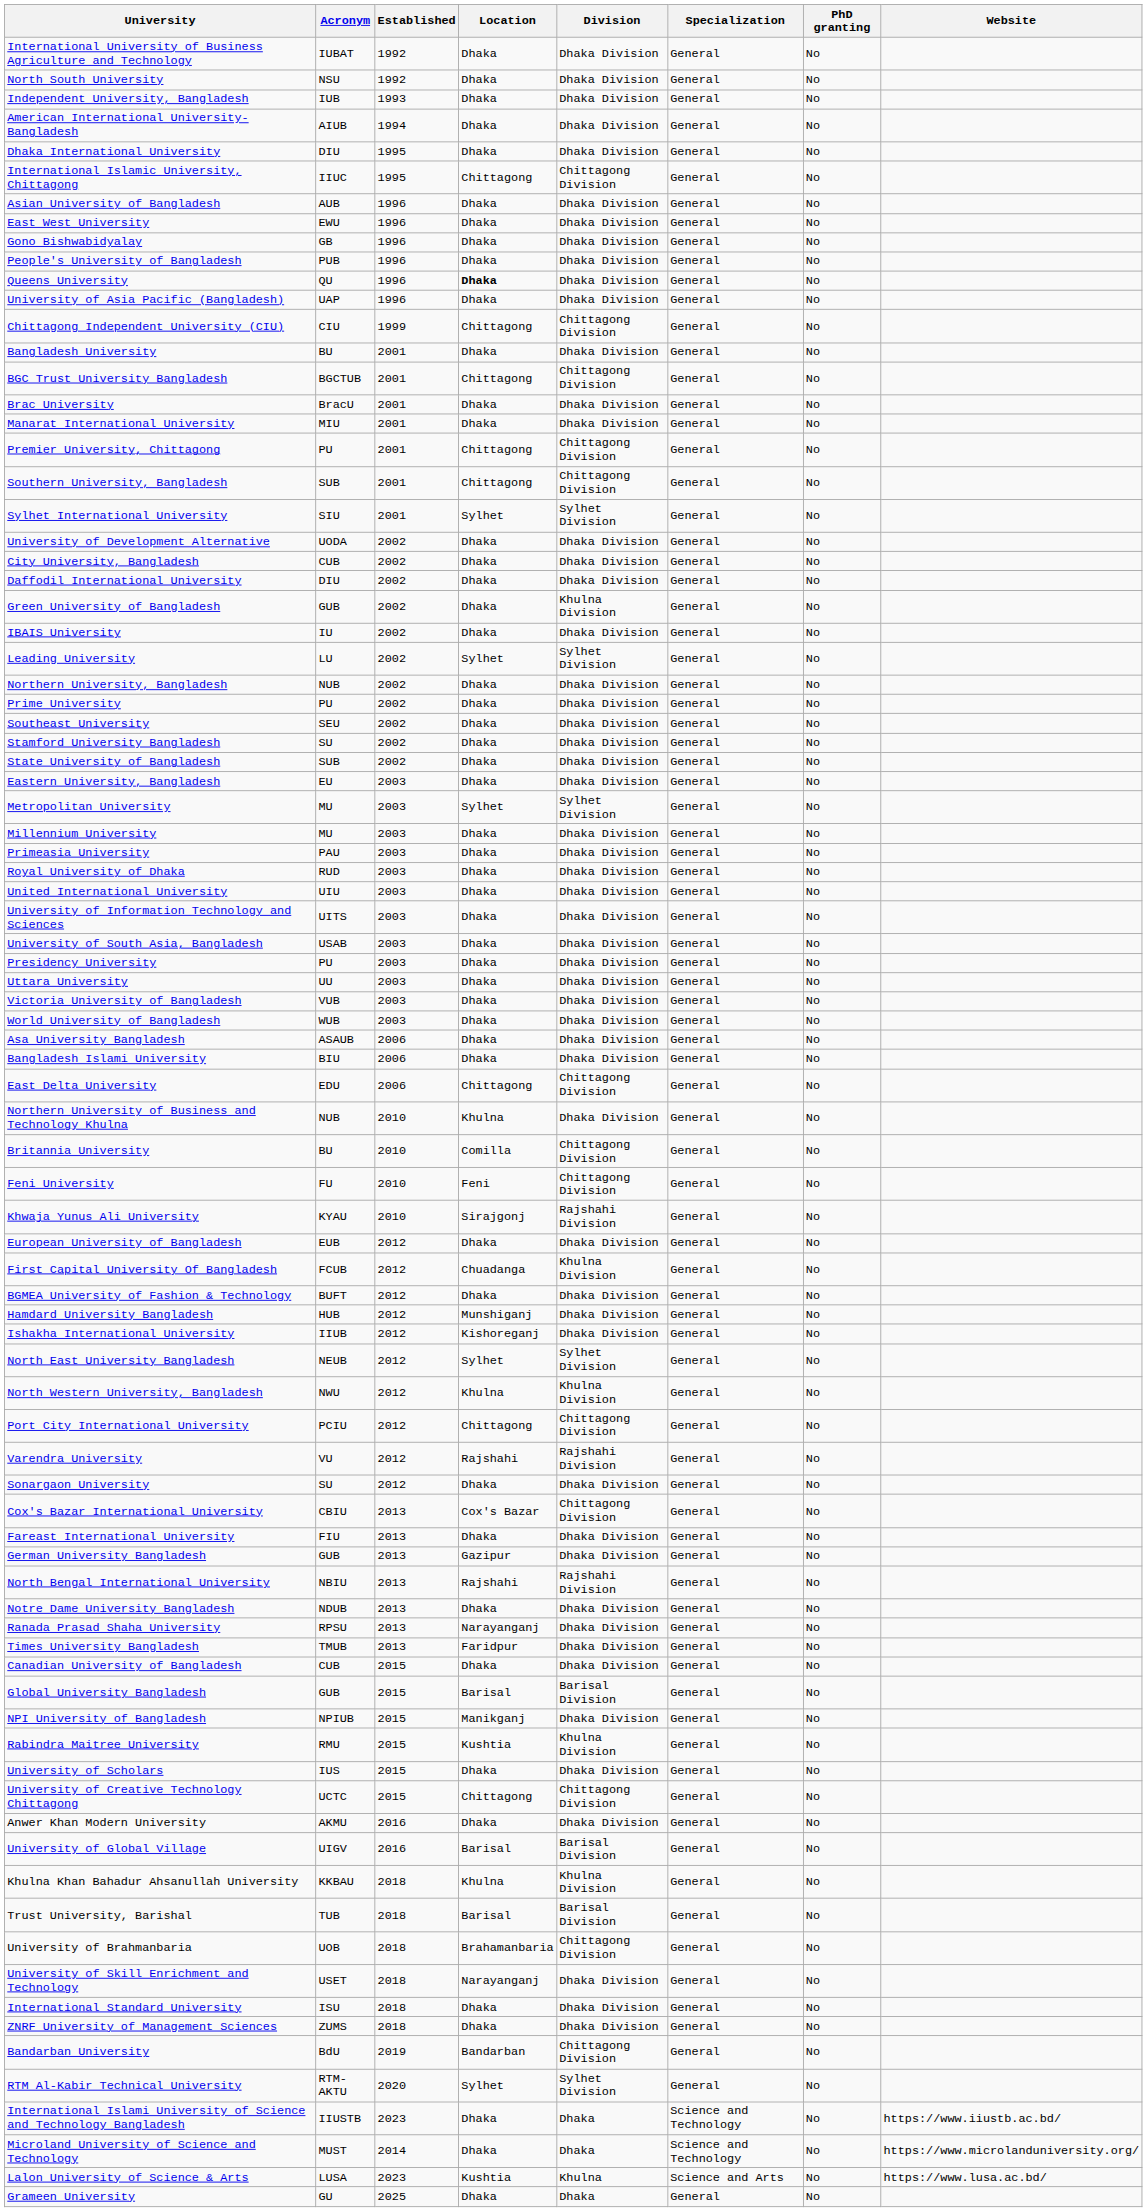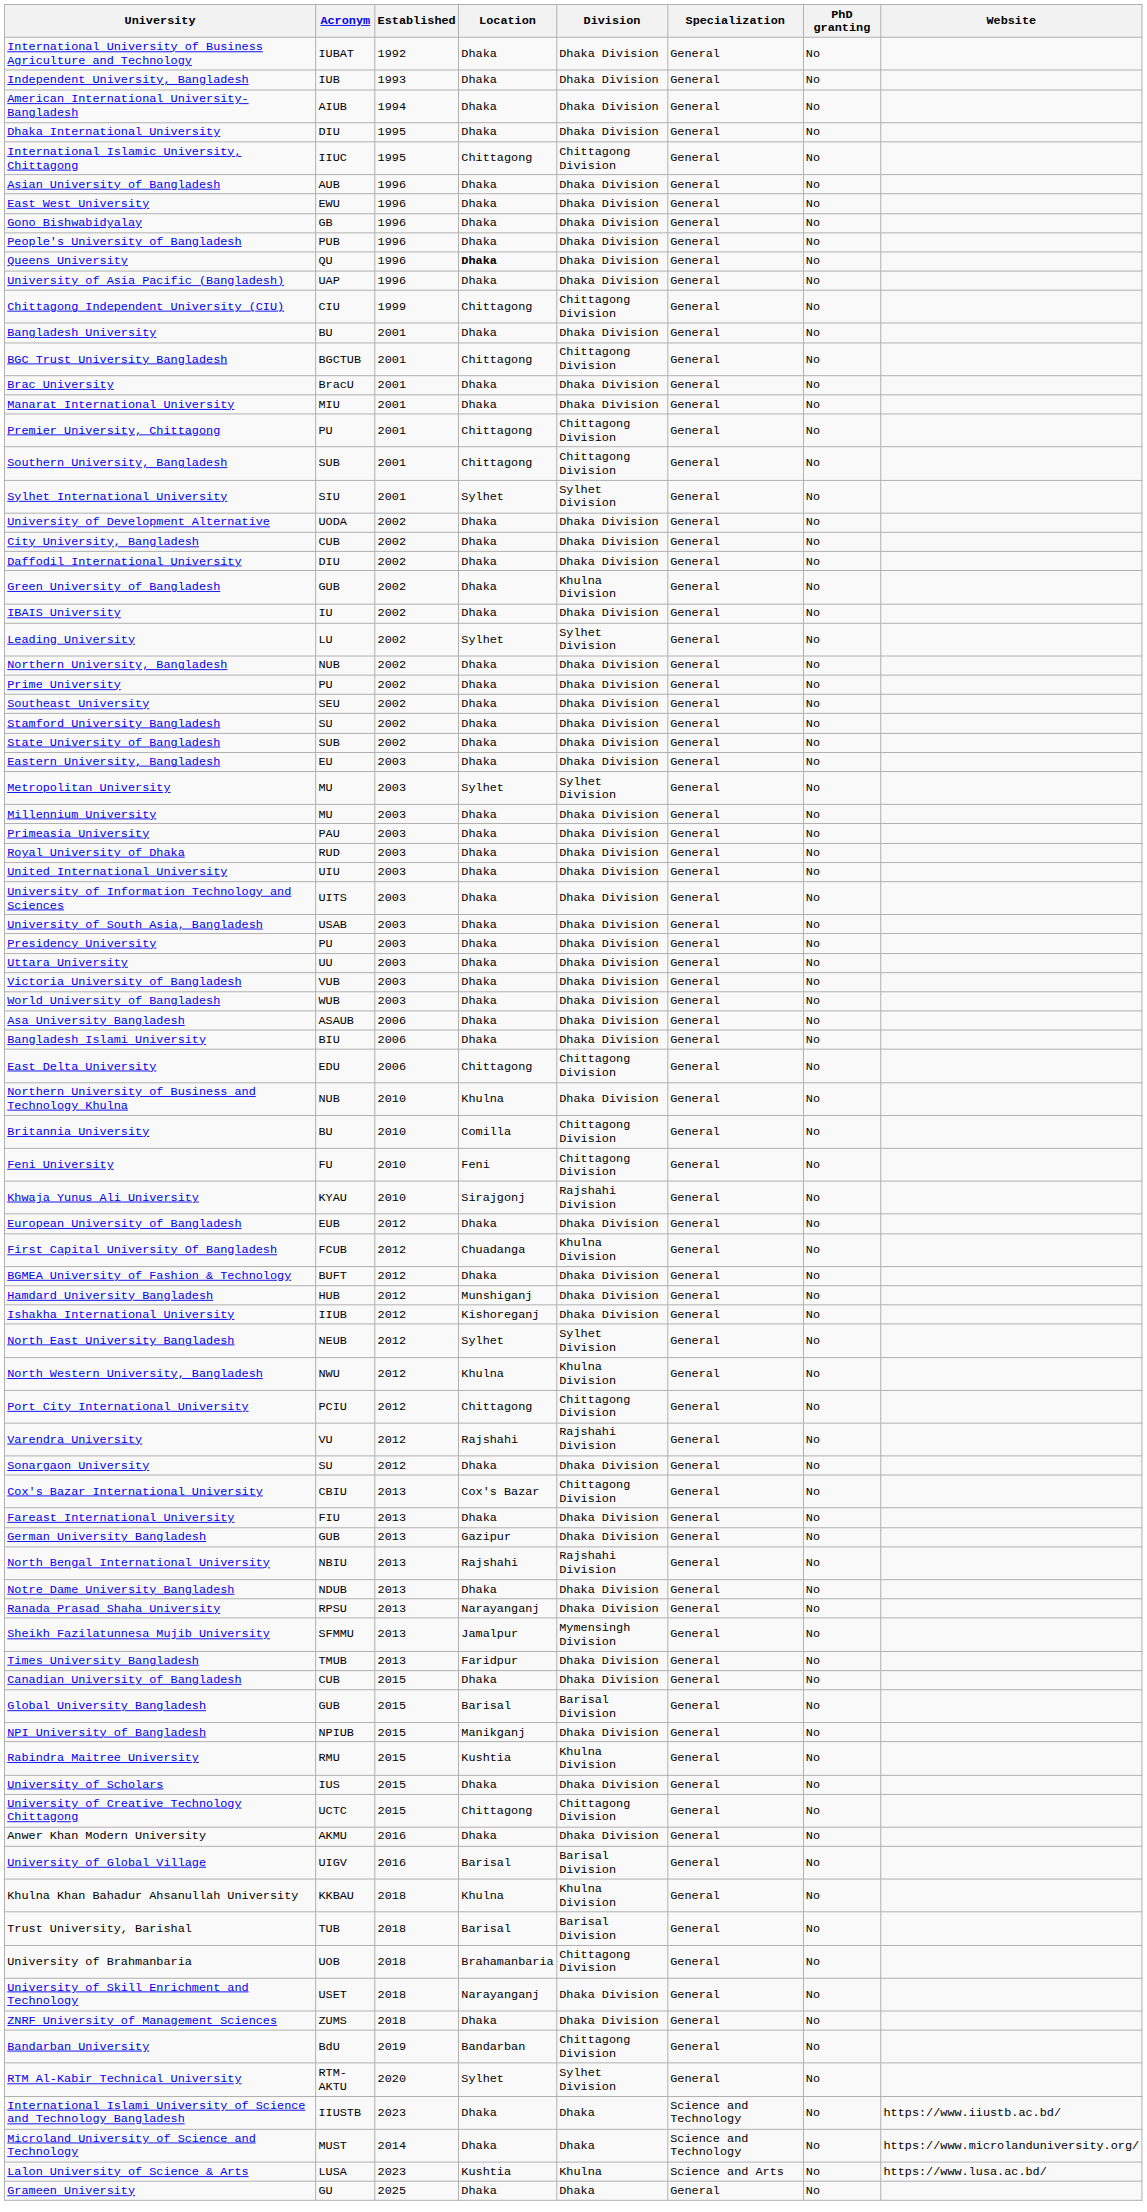- row: (85, 80)
+ row: (139, 1635)
- row: (124, 2007)
